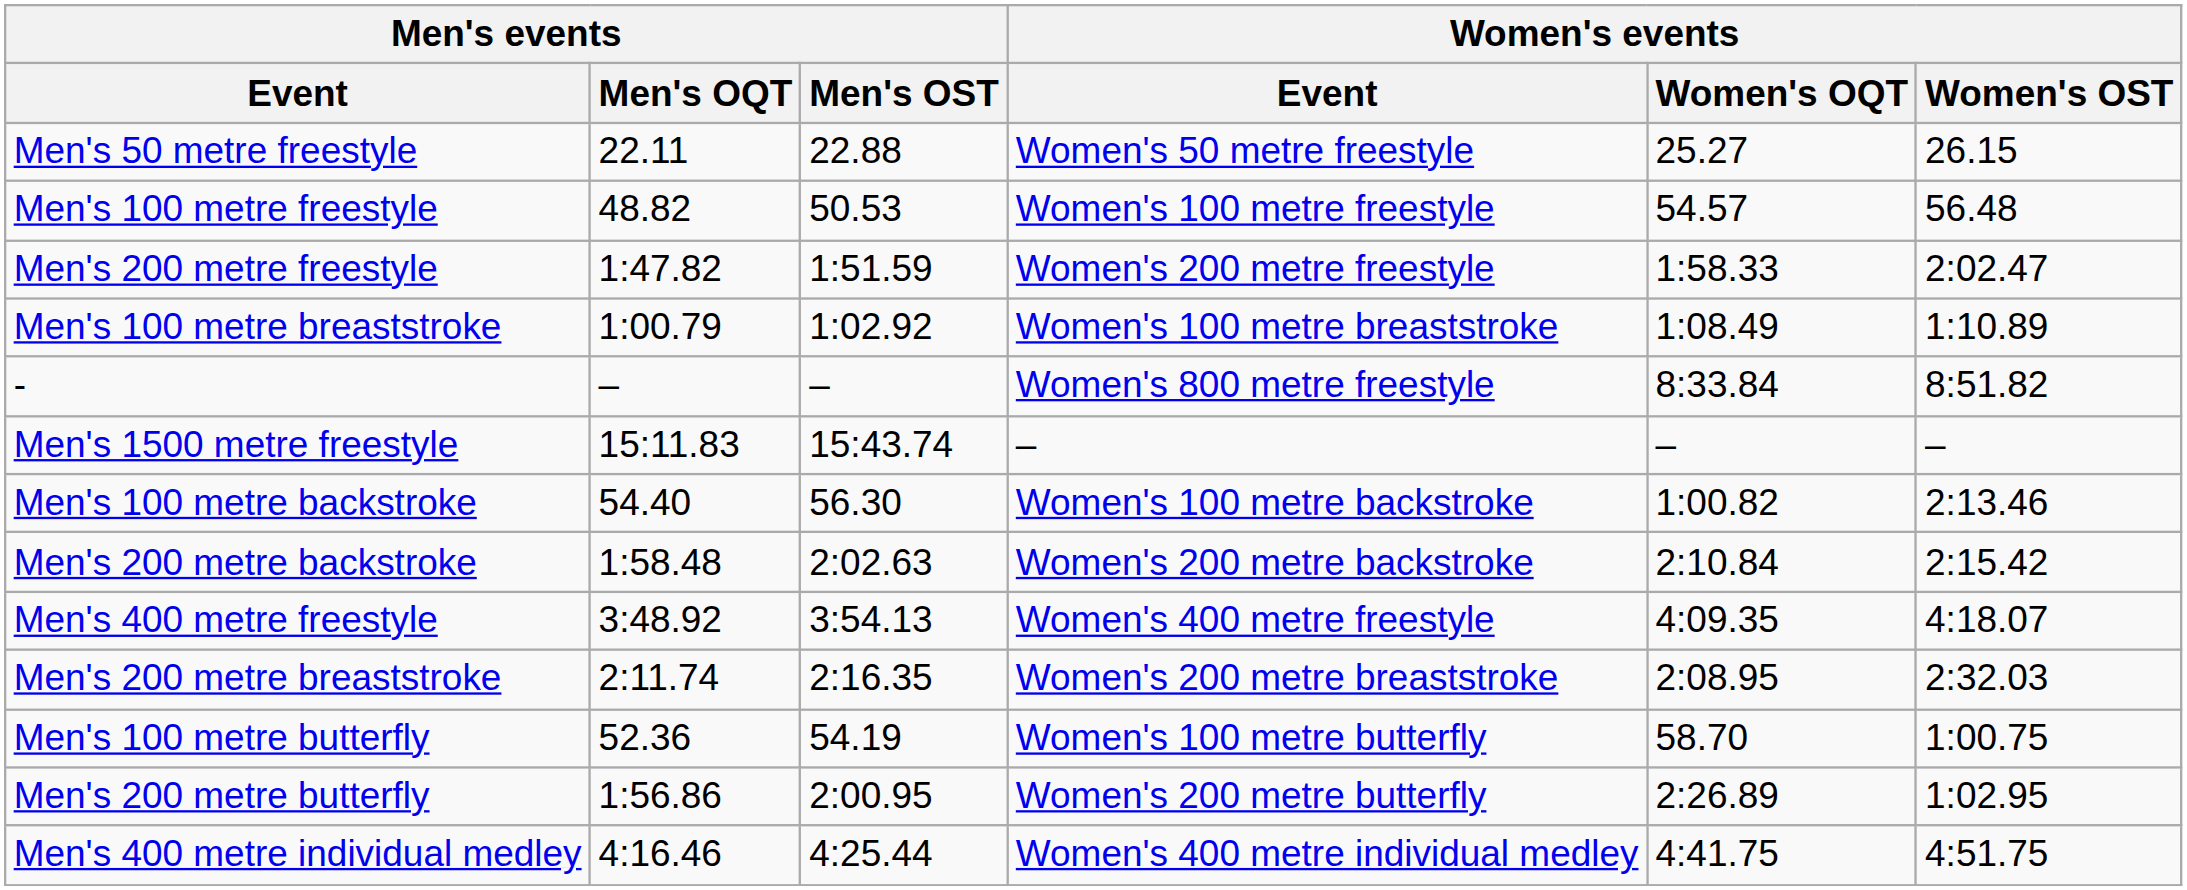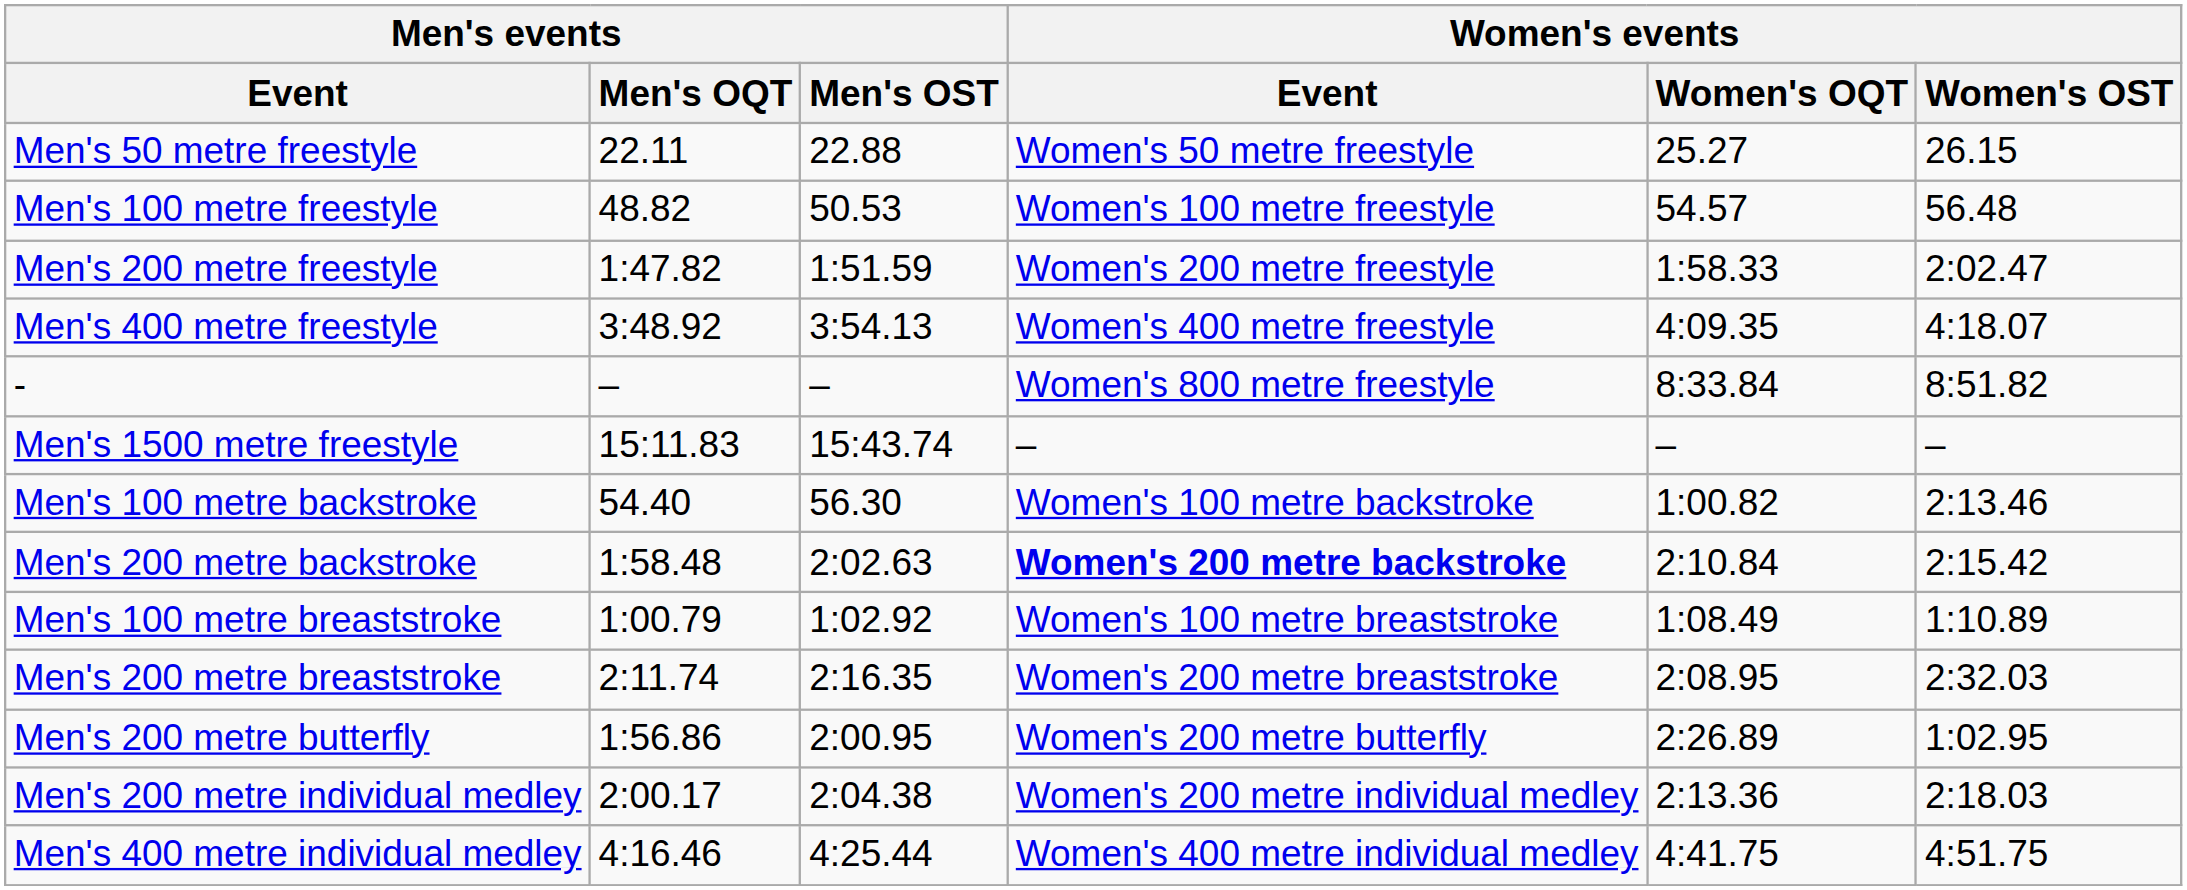rows swapped: (226, 619) <-> (258, 326)
(1275, 561) normal -> (1291, 561) bold
- row: (222, 737)
+ row: (298, 795)
